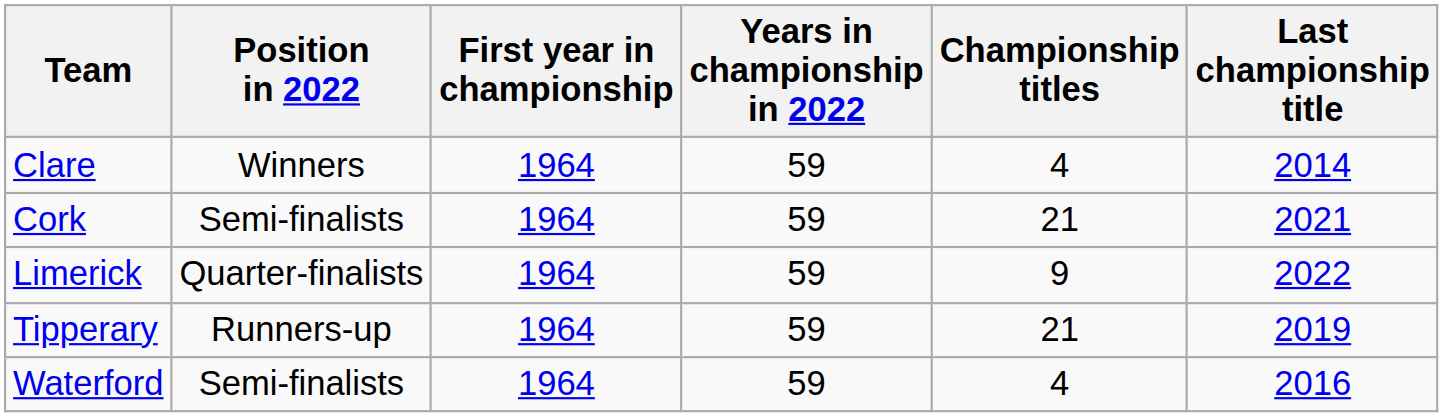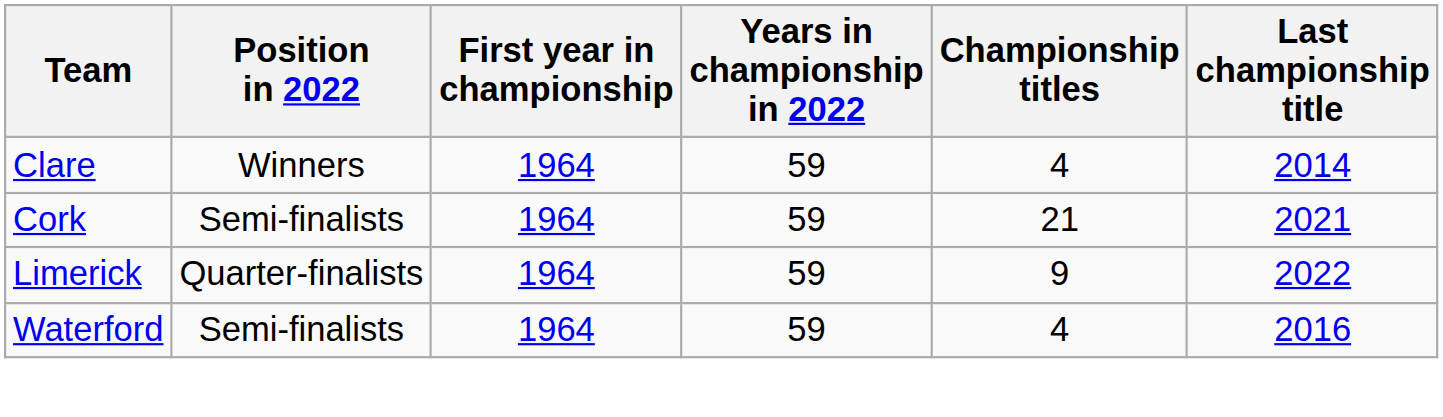- row: (85, 328)
